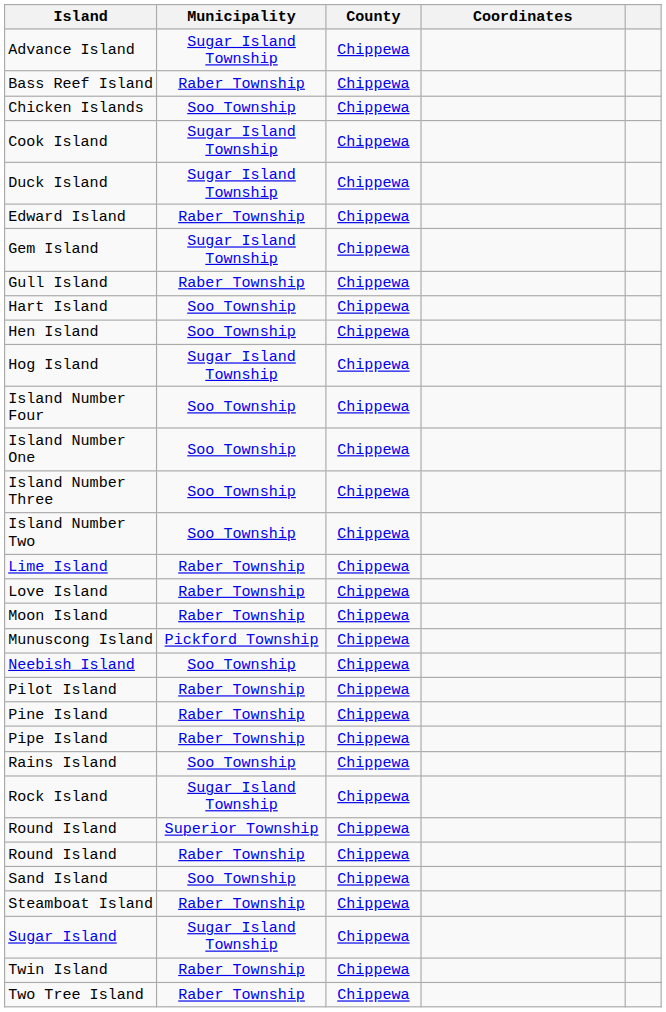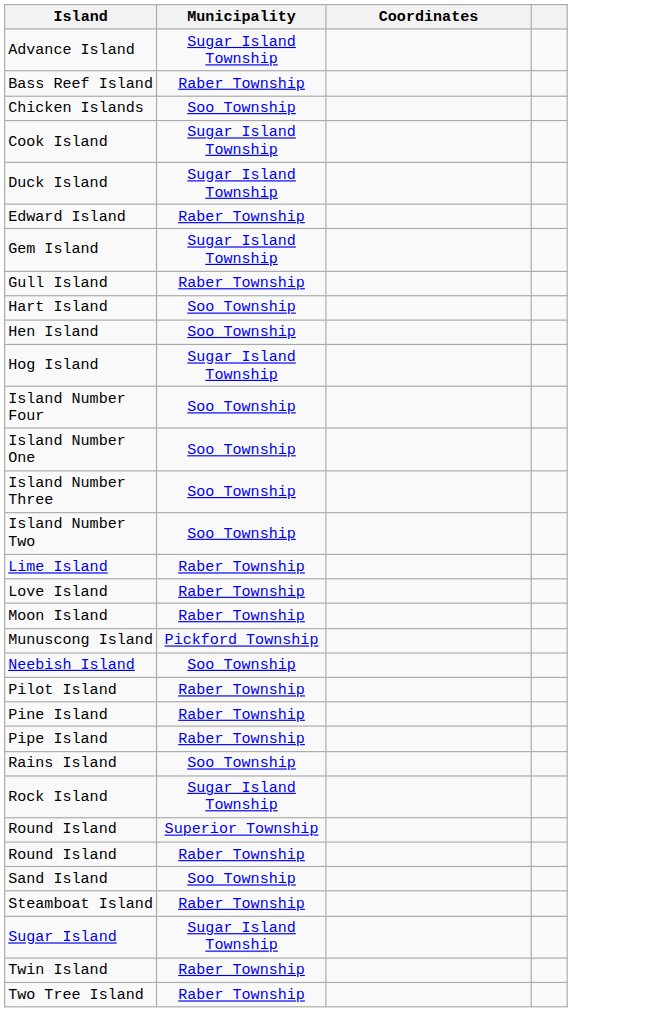- column: (373, 17)
